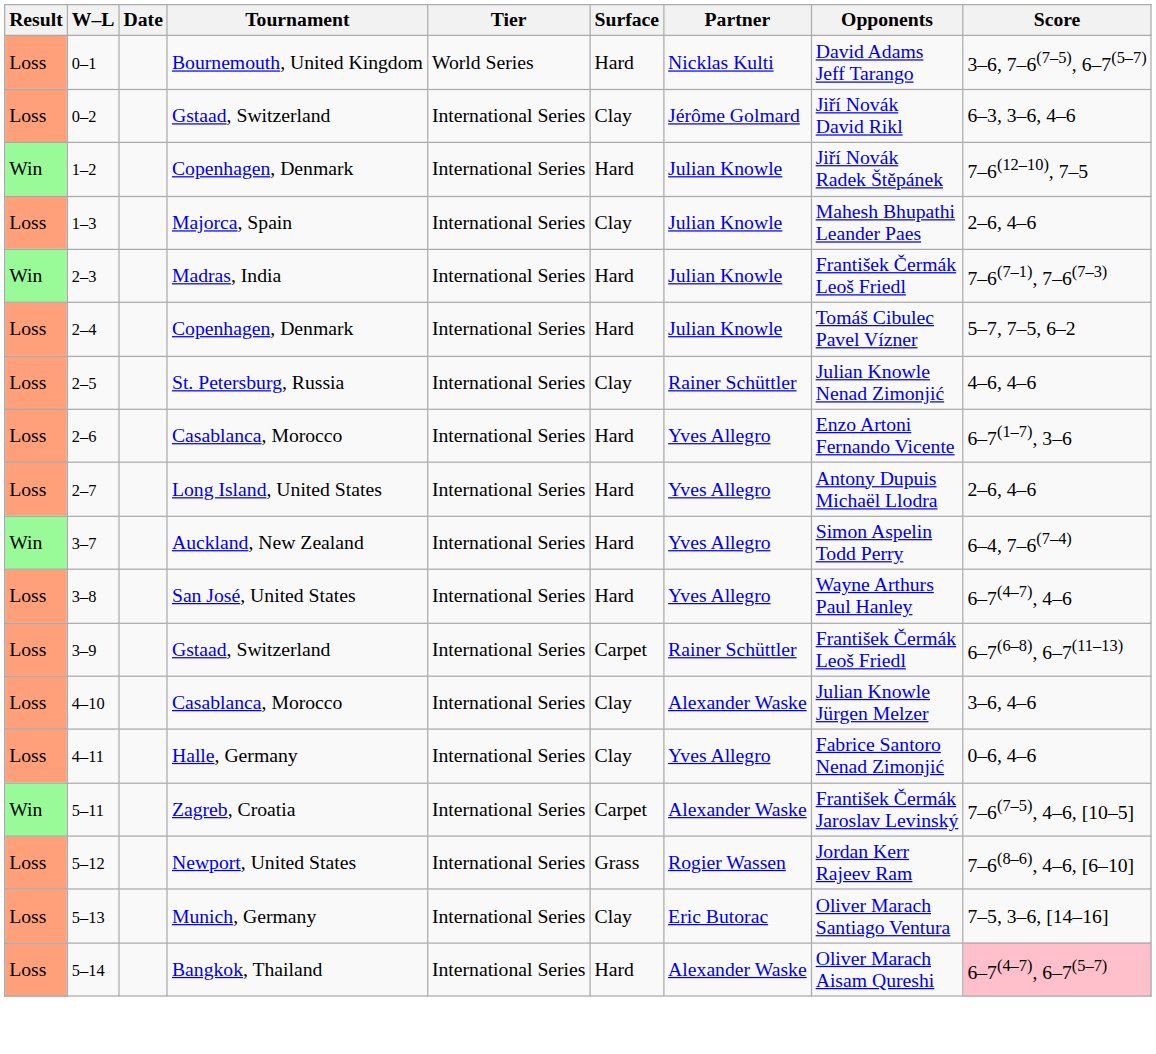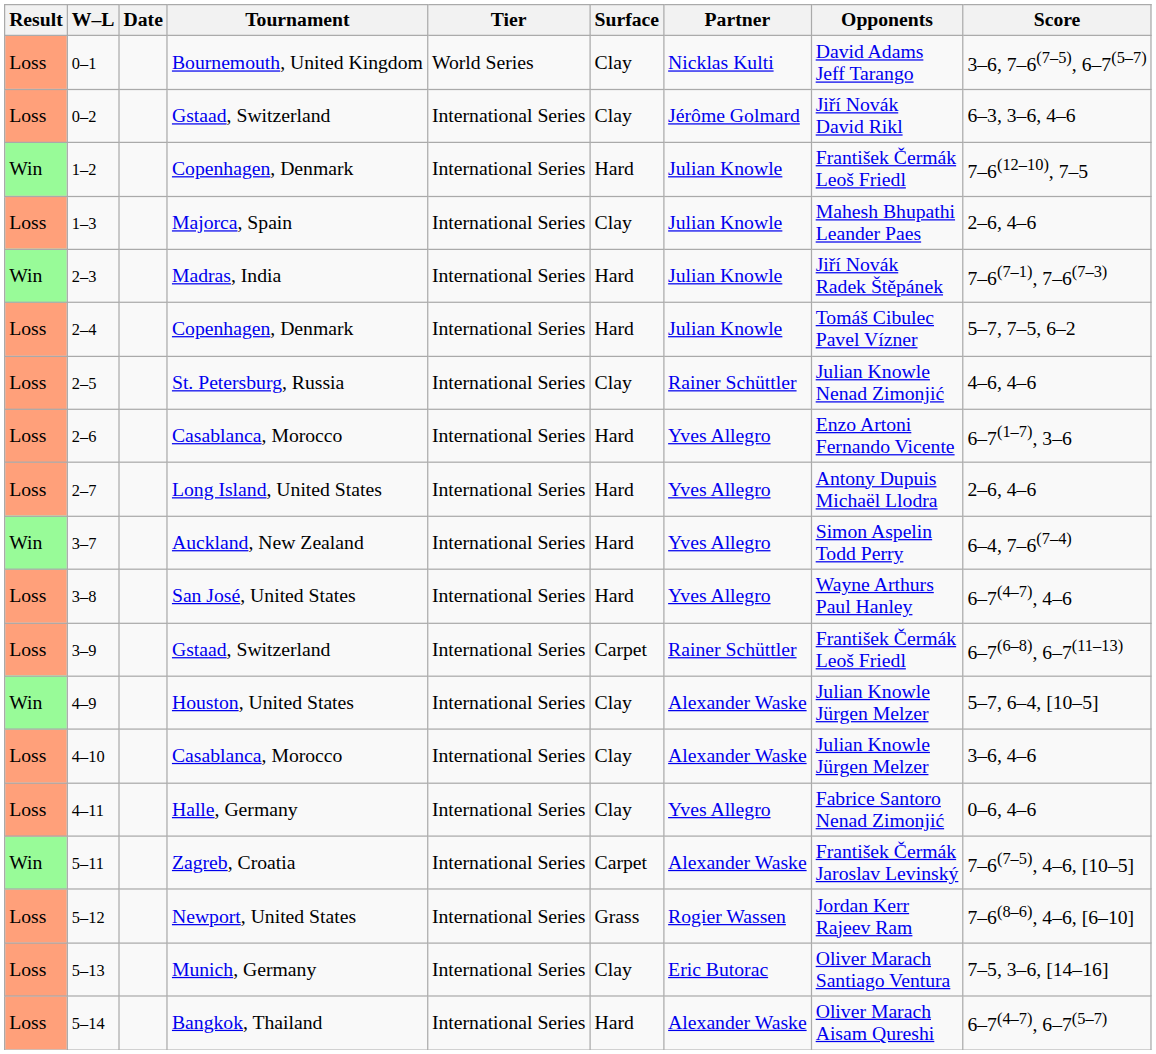(614, 62) Hard -> (613, 62) Clay
(879, 169) Jiří Novák Radek Štěpánek -> (886, 169) František Čermák Leoš Friedl
(886, 275) František Čermák Leoš Friedl -> (879, 275) Jiří Novák Radek Štěpánek
+ row: (84, 703)
(1037, 969) pink background -> (1037, 1022) no background
